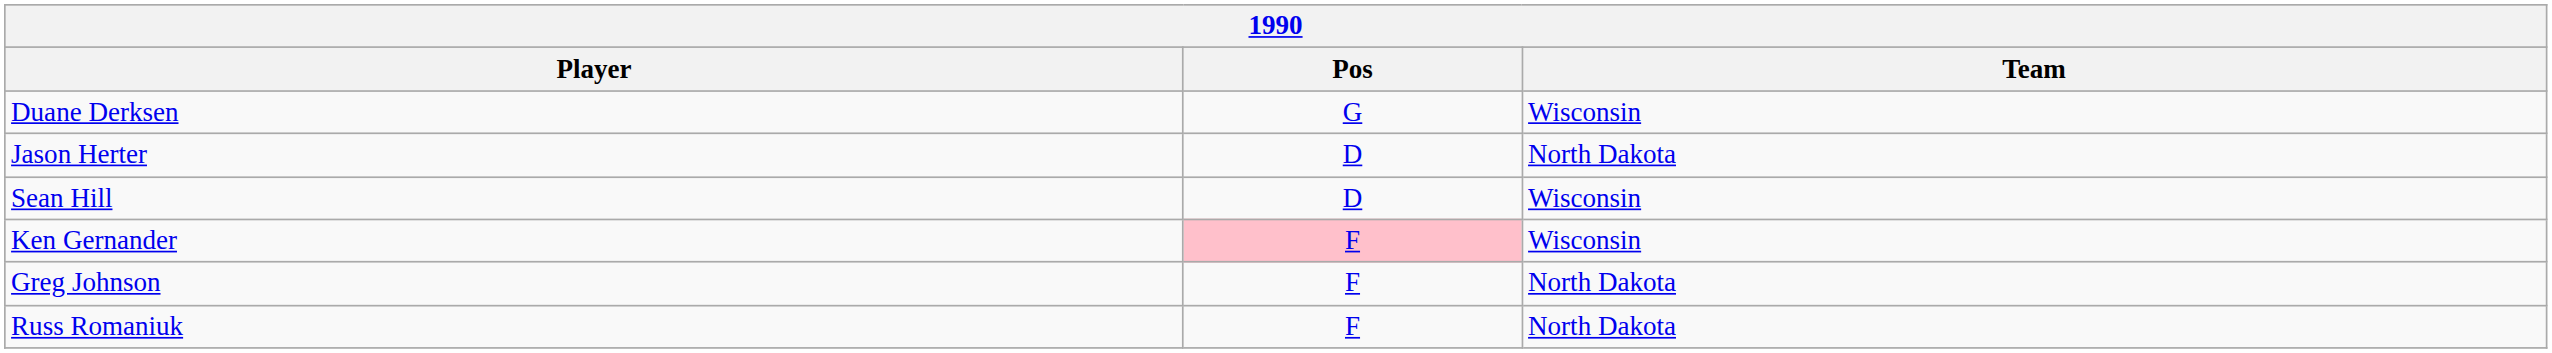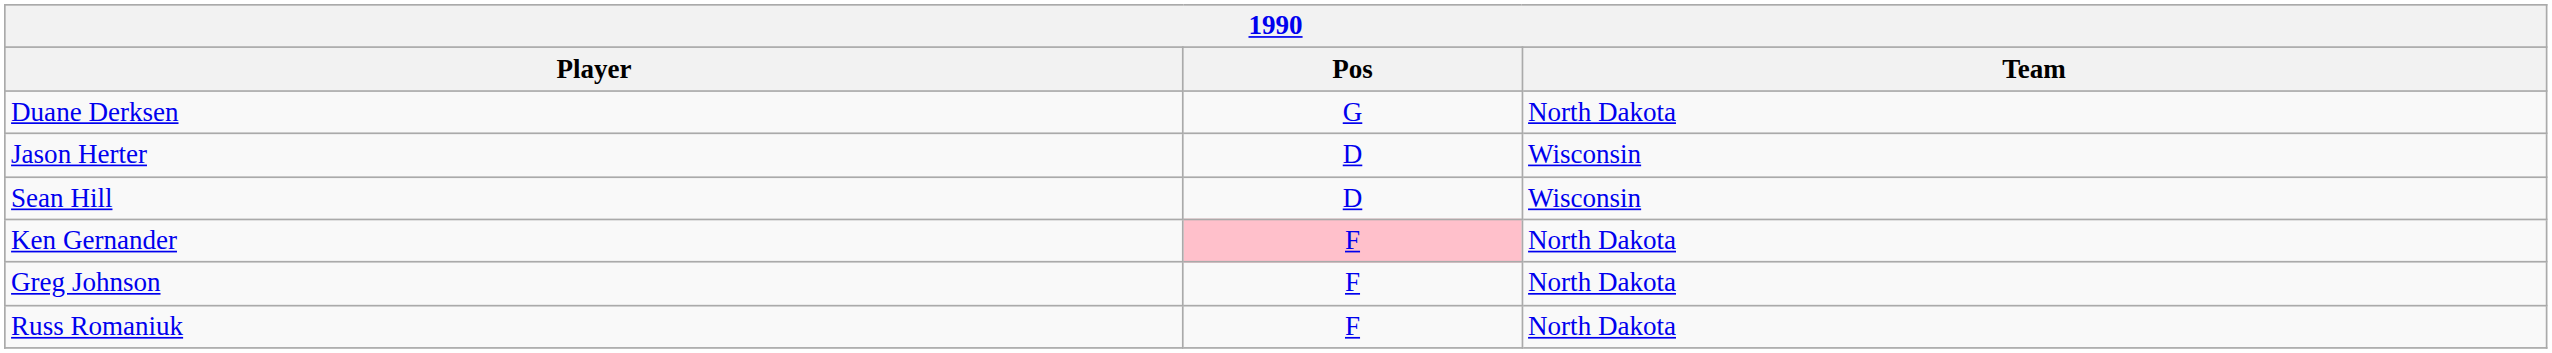(1585, 111) Wisconsin -> (1602, 111) North Dakota
(1602, 154) North Dakota -> (1585, 154) Wisconsin
(1585, 240) Wisconsin -> (1602, 240) North Dakota
